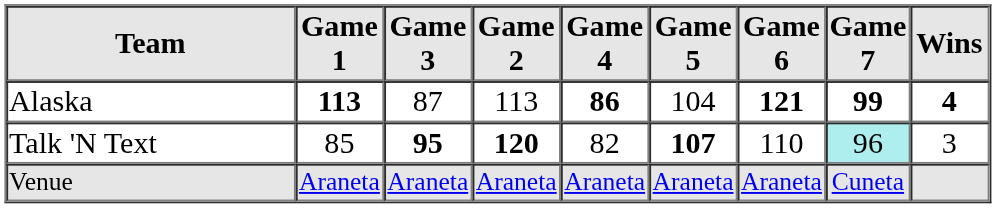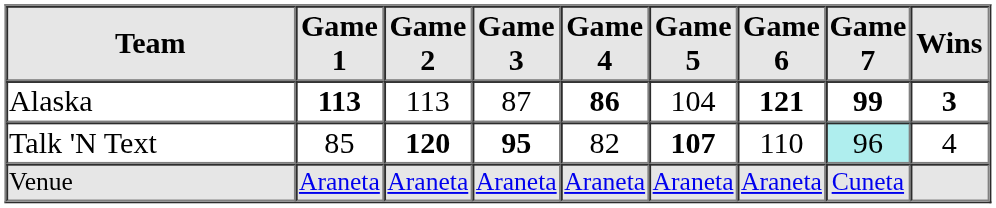columns swapped: (516, 43) <-> (428, 43)
(949, 101) 4 -> (949, 101) 3
(949, 142) 3 -> (949, 142) 4
